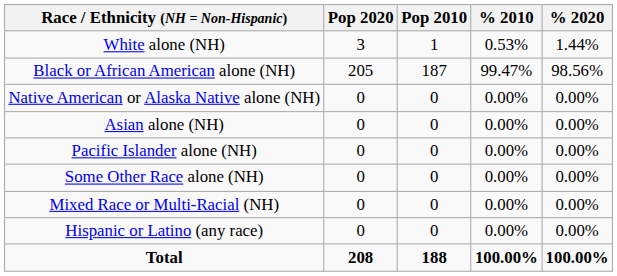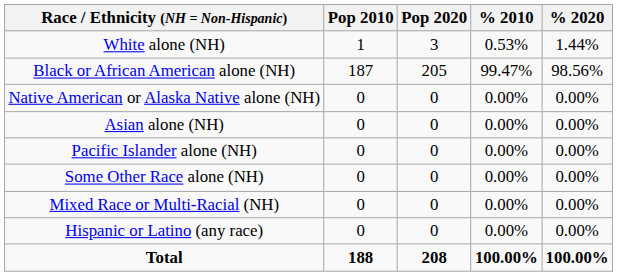columns swapped: (434, 17) <-> (361, 17)
